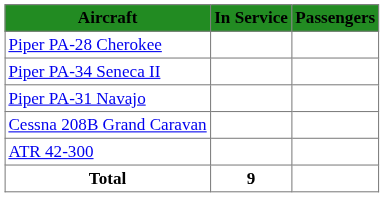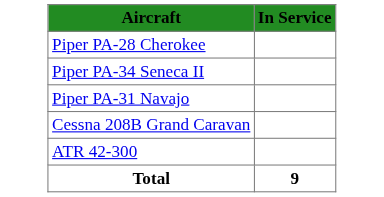- column: (335, 17)
